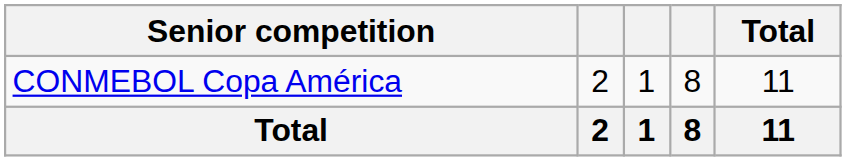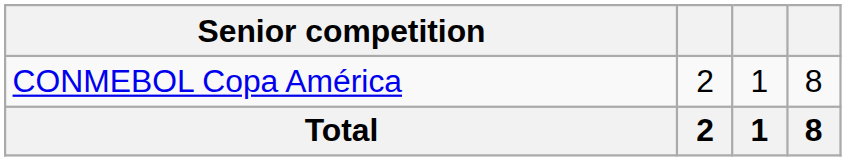- column: (778, 31)
